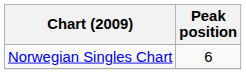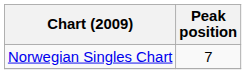(208, 56) 6 -> (208, 56) 7
